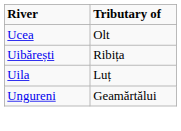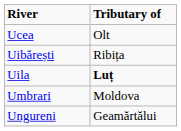(102, 75) normal -> (103, 75) bold
+ row: (29, 95)
